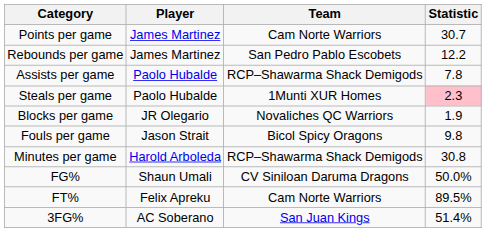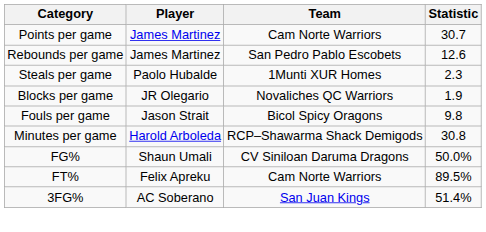(453, 55) 12.2 -> (453, 55) 12.6
- row: (65, 75)
(453, 95) pink background -> (453, 75) no background
